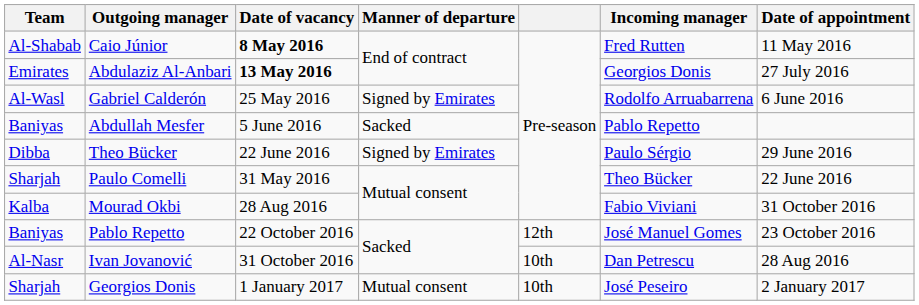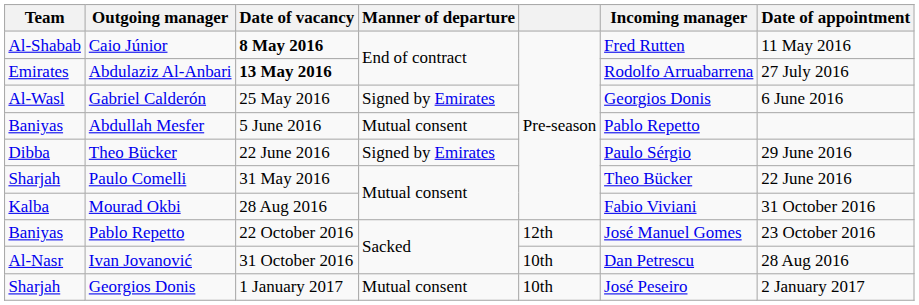(657, 71) Georgios Donis -> (679, 71) Rodolfo Arruabarrena
(679, 98) Rodolfo Arruabarrena -> (657, 98) Georgios Donis
(387, 125) Sacked -> (415, 125) Mutual consent
